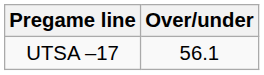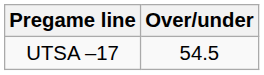(199, 52) 56.1 -> (199, 52) 54.5
